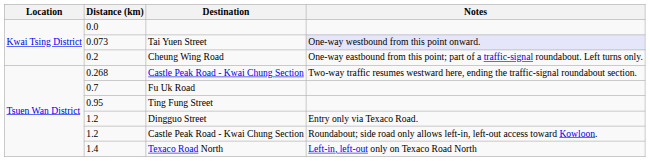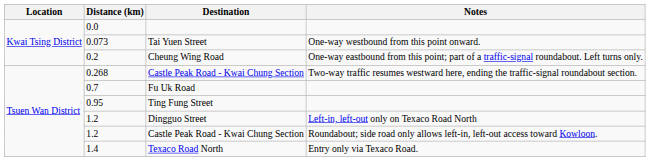(394, 42) lavender background -> (394, 42) no background
(363, 118) Entry only via Texaco Road. -> (392, 118) Left-in, left-out only on Texaco Road North
(392, 149) Left-in, left-out only on Texaco Road North -> (363, 149) Entry only via Texaco Road.
